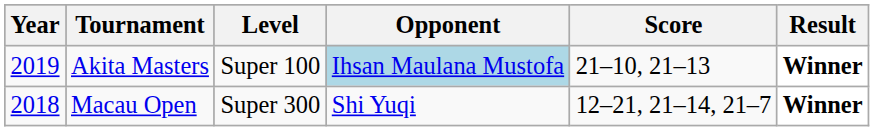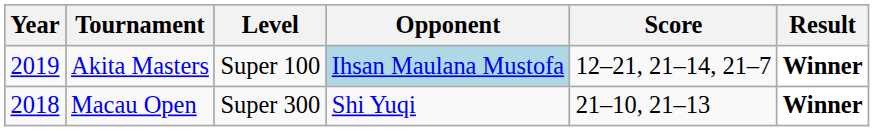(643, 65) 21–10, 21–13 -> (673, 65) 12–21, 21–14, 21–7
(673, 105) 12–21, 21–14, 21–7 -> (643, 105) 21–10, 21–13
